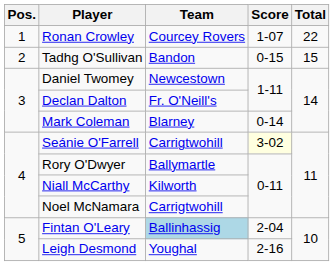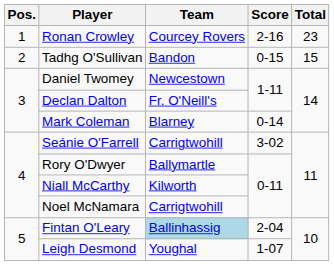(270, 36) 1-07 -> (270, 36) 2-16
(310, 36) 22 -> (310, 36) 23
(270, 143) lightyellow background -> (270, 143) no background
(270, 249) 2-16 -> (270, 249) 1-07
